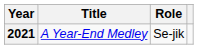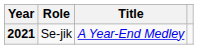columns swapped: (94, 14) <-> (169, 14)
